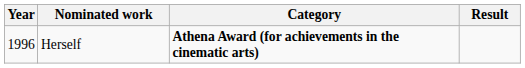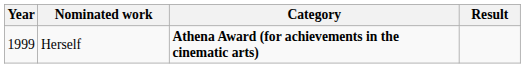(21, 44) 1996 -> (21, 44) 1999
